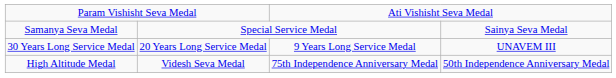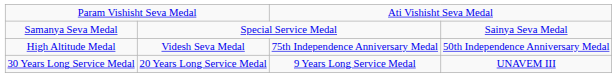rows swapped: (71, 64) <-> (71, 47)
